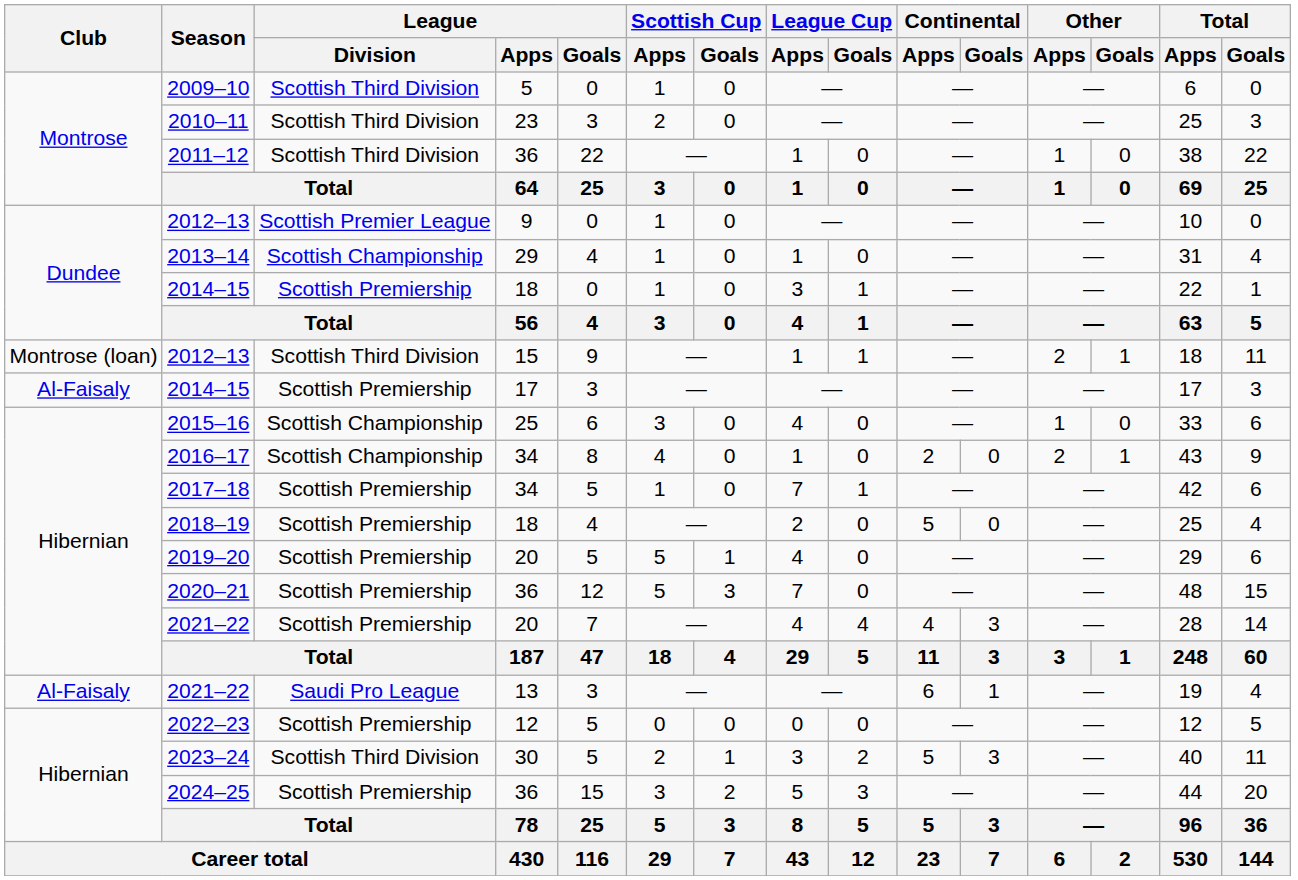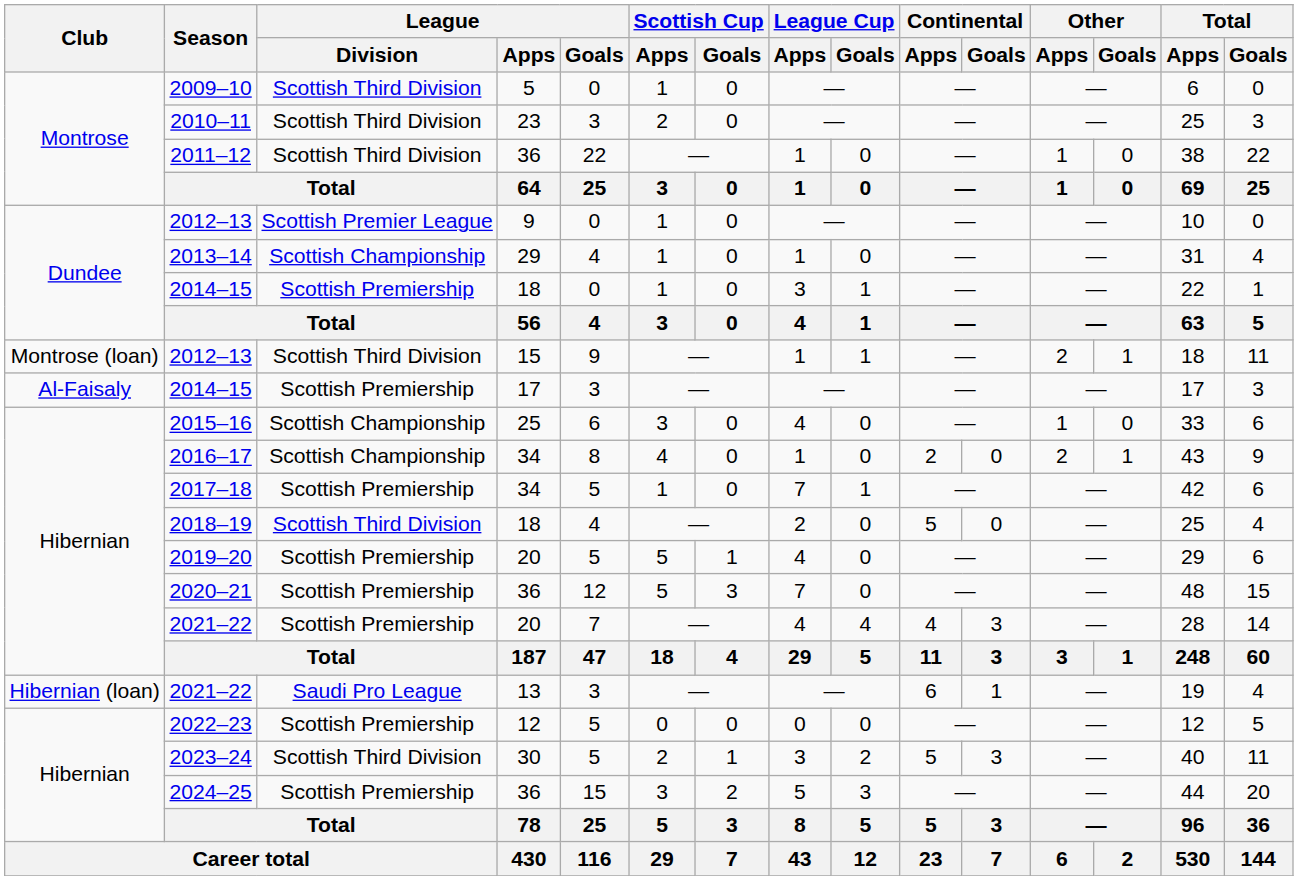(375, 523) Scottish Premiership -> (377, 523) Scottish Third Division
(83, 691) Al-Faisaly -> (85, 691) Hibernian (loan)
